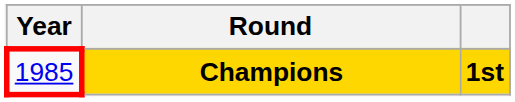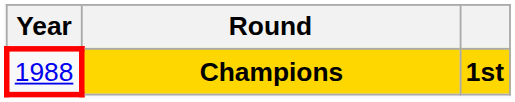(44, 71) 1985 -> (44, 71) 1988
